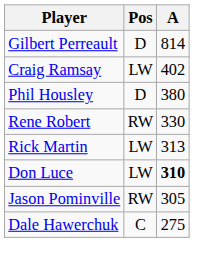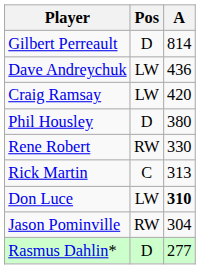+ row: (67, 69)
(173, 69) 402 -> (179, 95) 420
(140, 147) LW -> (147, 173) C
(173, 198) 305 -> (179, 224) 304
+ row: (62, 250)
- row: (63, 224)
